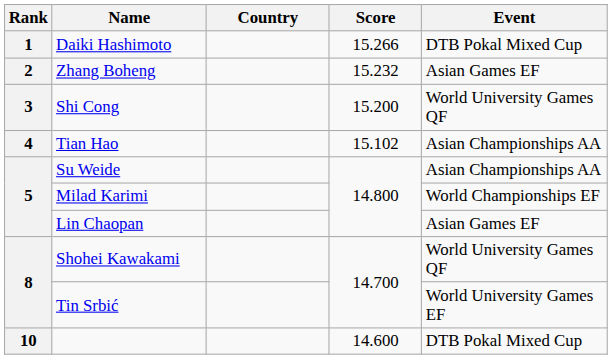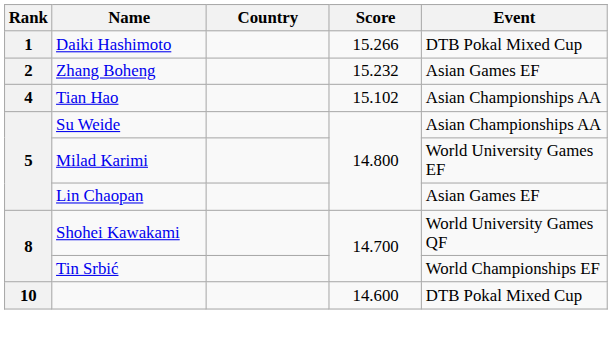- row: (88, 107)
(513, 196) World Championships EF -> (510, 160) World University Games EF
(510, 304) World University Games EF -> (513, 268) World Championships EF
